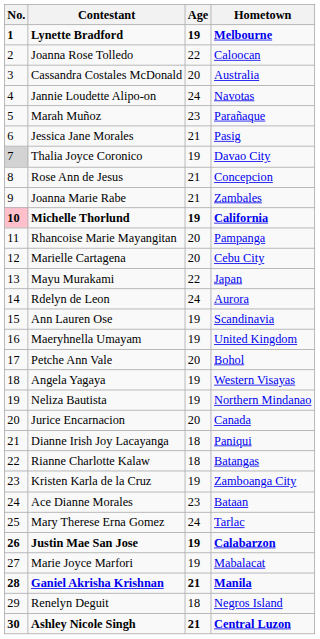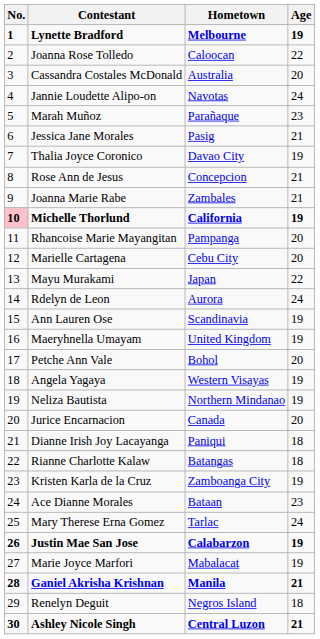columns swapped: (198, 14) <-> (263, 14)
(10, 156) lightgrey background -> (10, 156) no background
